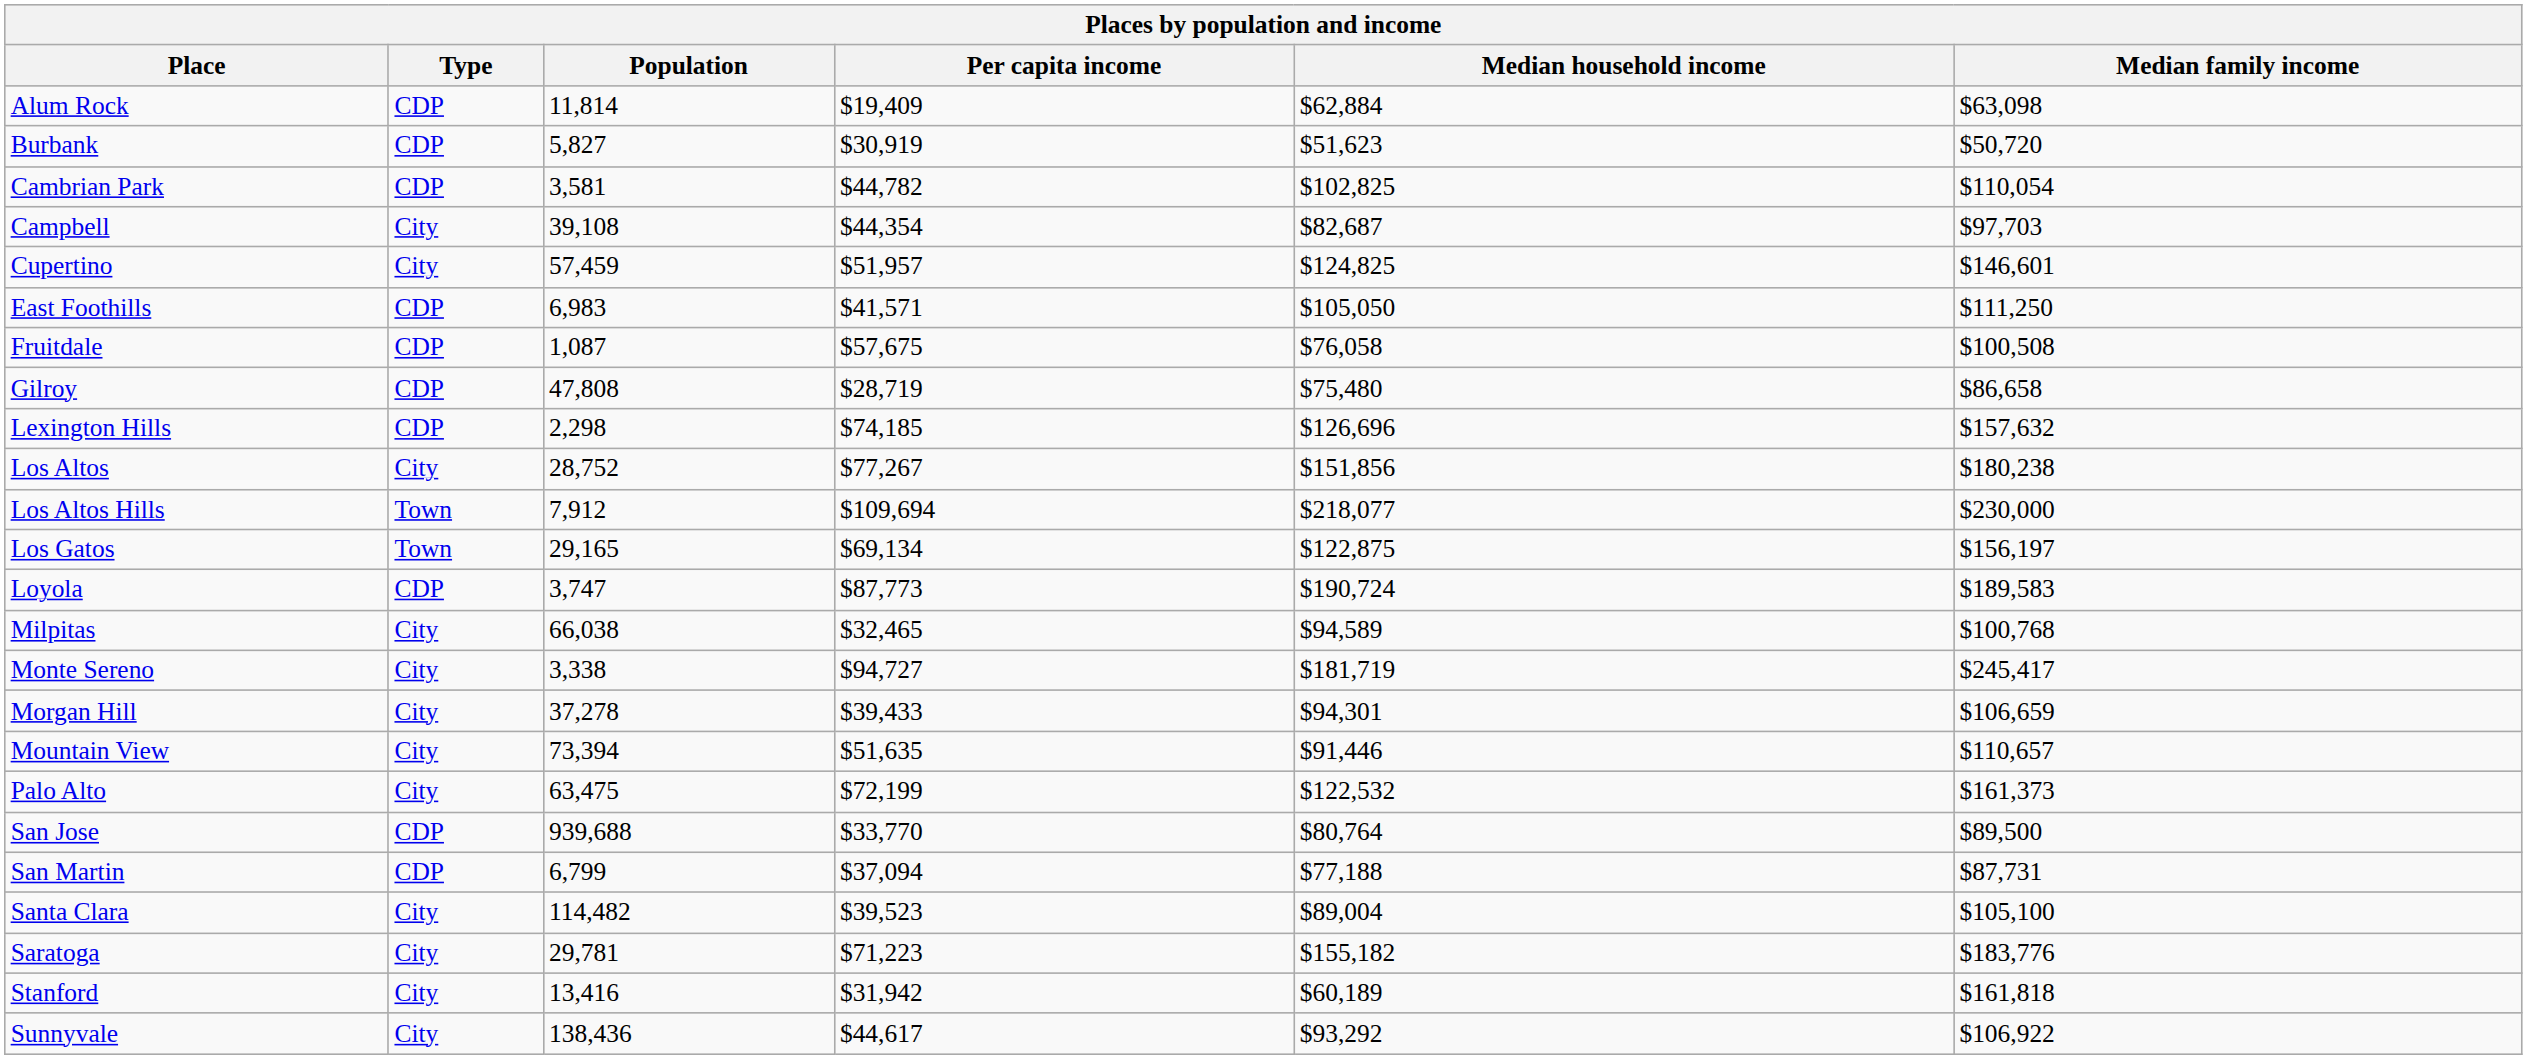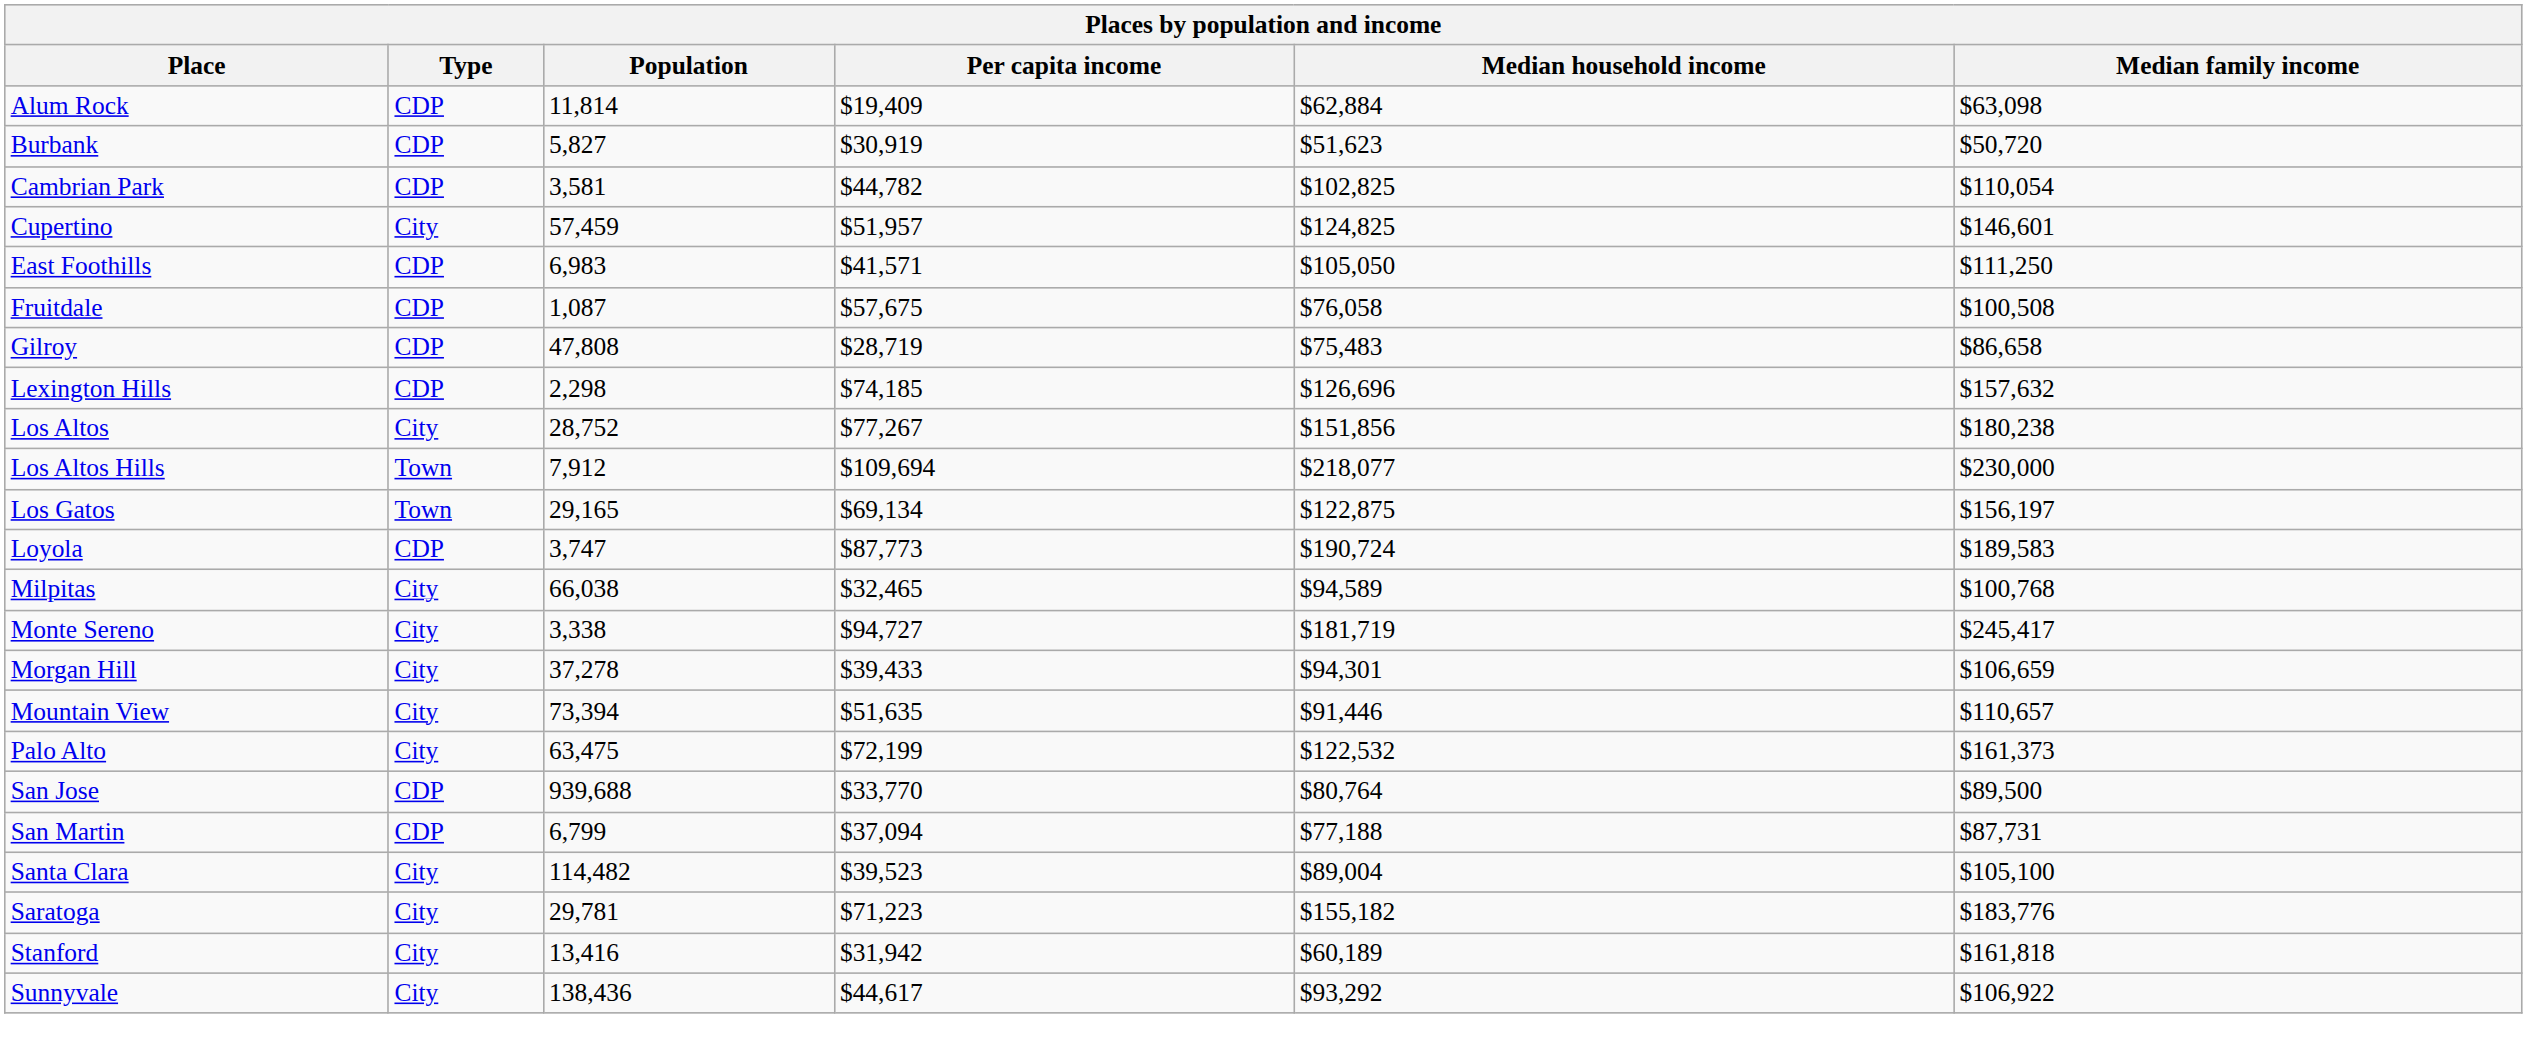- row: (60, 226)
(1341, 387) $75,480 -> (1341, 347) $75,483
